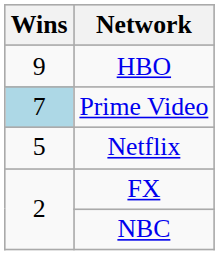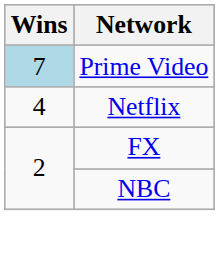- row: (144, 65)
(39, 147) 5 -> (39, 106) 4
